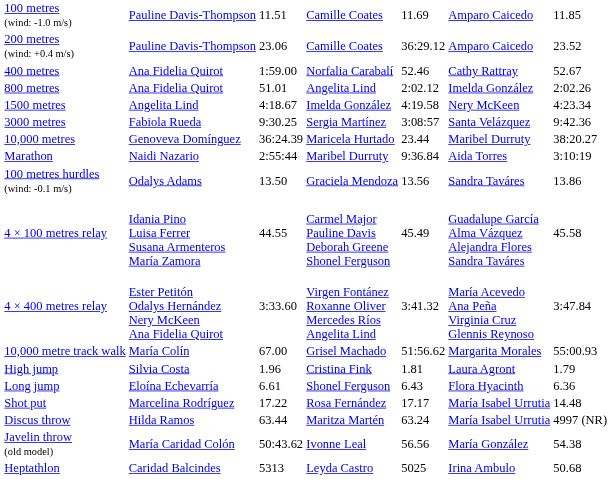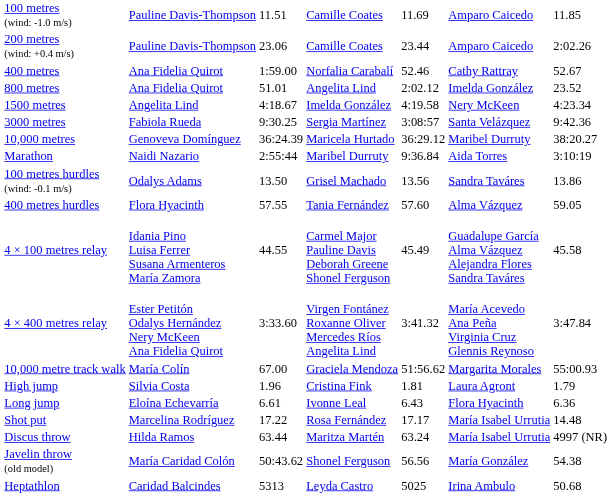(423, 46) 36:29.12 -> (415, 46) 23.44
(567, 46) 23.52 -> (572, 46) 2:02.26
(572, 88) 2:02.26 -> (567, 88) 23.52
(415, 139) 23.44 -> (423, 139) 36:29.12
(352, 180) Graciela Mendoza -> (346, 180) Grisel Machado
+ row: (52, 205)
(346, 351) Grisel Machado -> (352, 368) Graciela Mendoza
(348, 385) Shonel Ferguson -> (336, 403) Ivonne Leal
(336, 444) Ivonne Leal -> (348, 461) Shonel Ferguson
